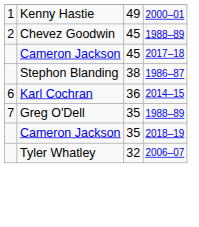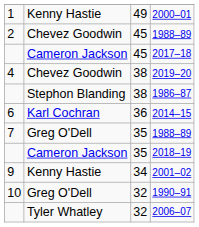+ row: (11, 73)
+ row: (11, 172)
+ row: (14, 192)
